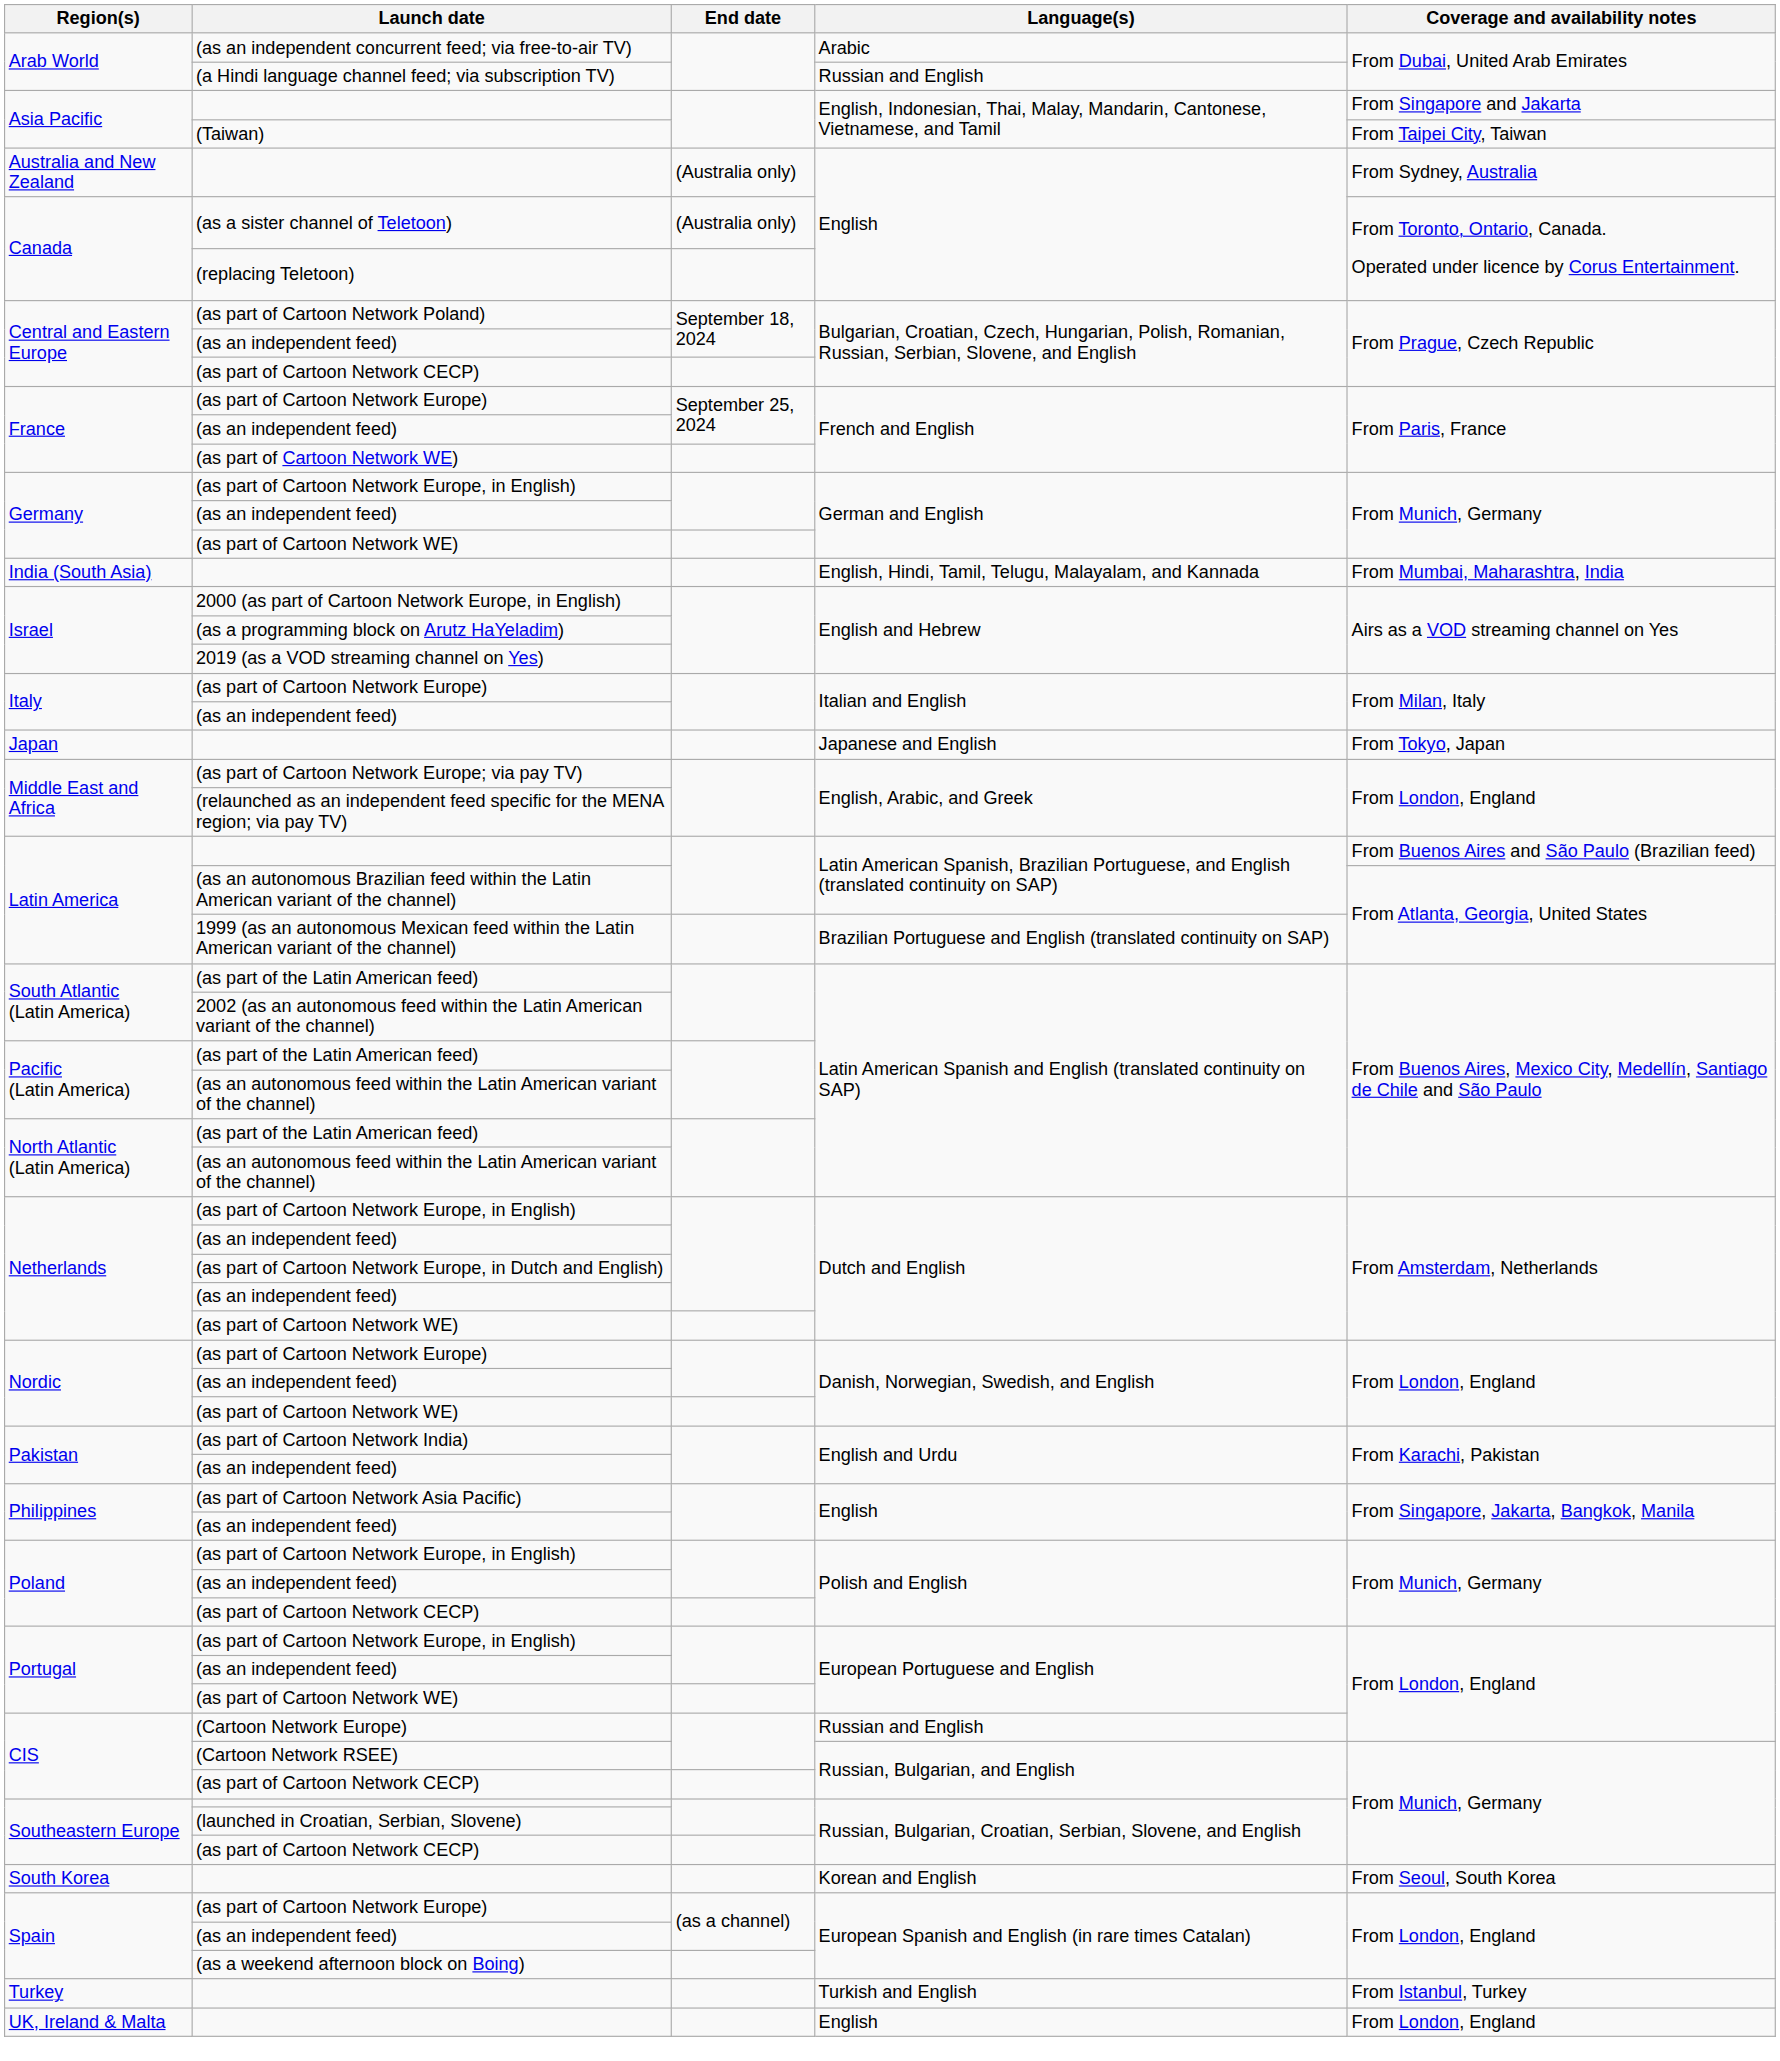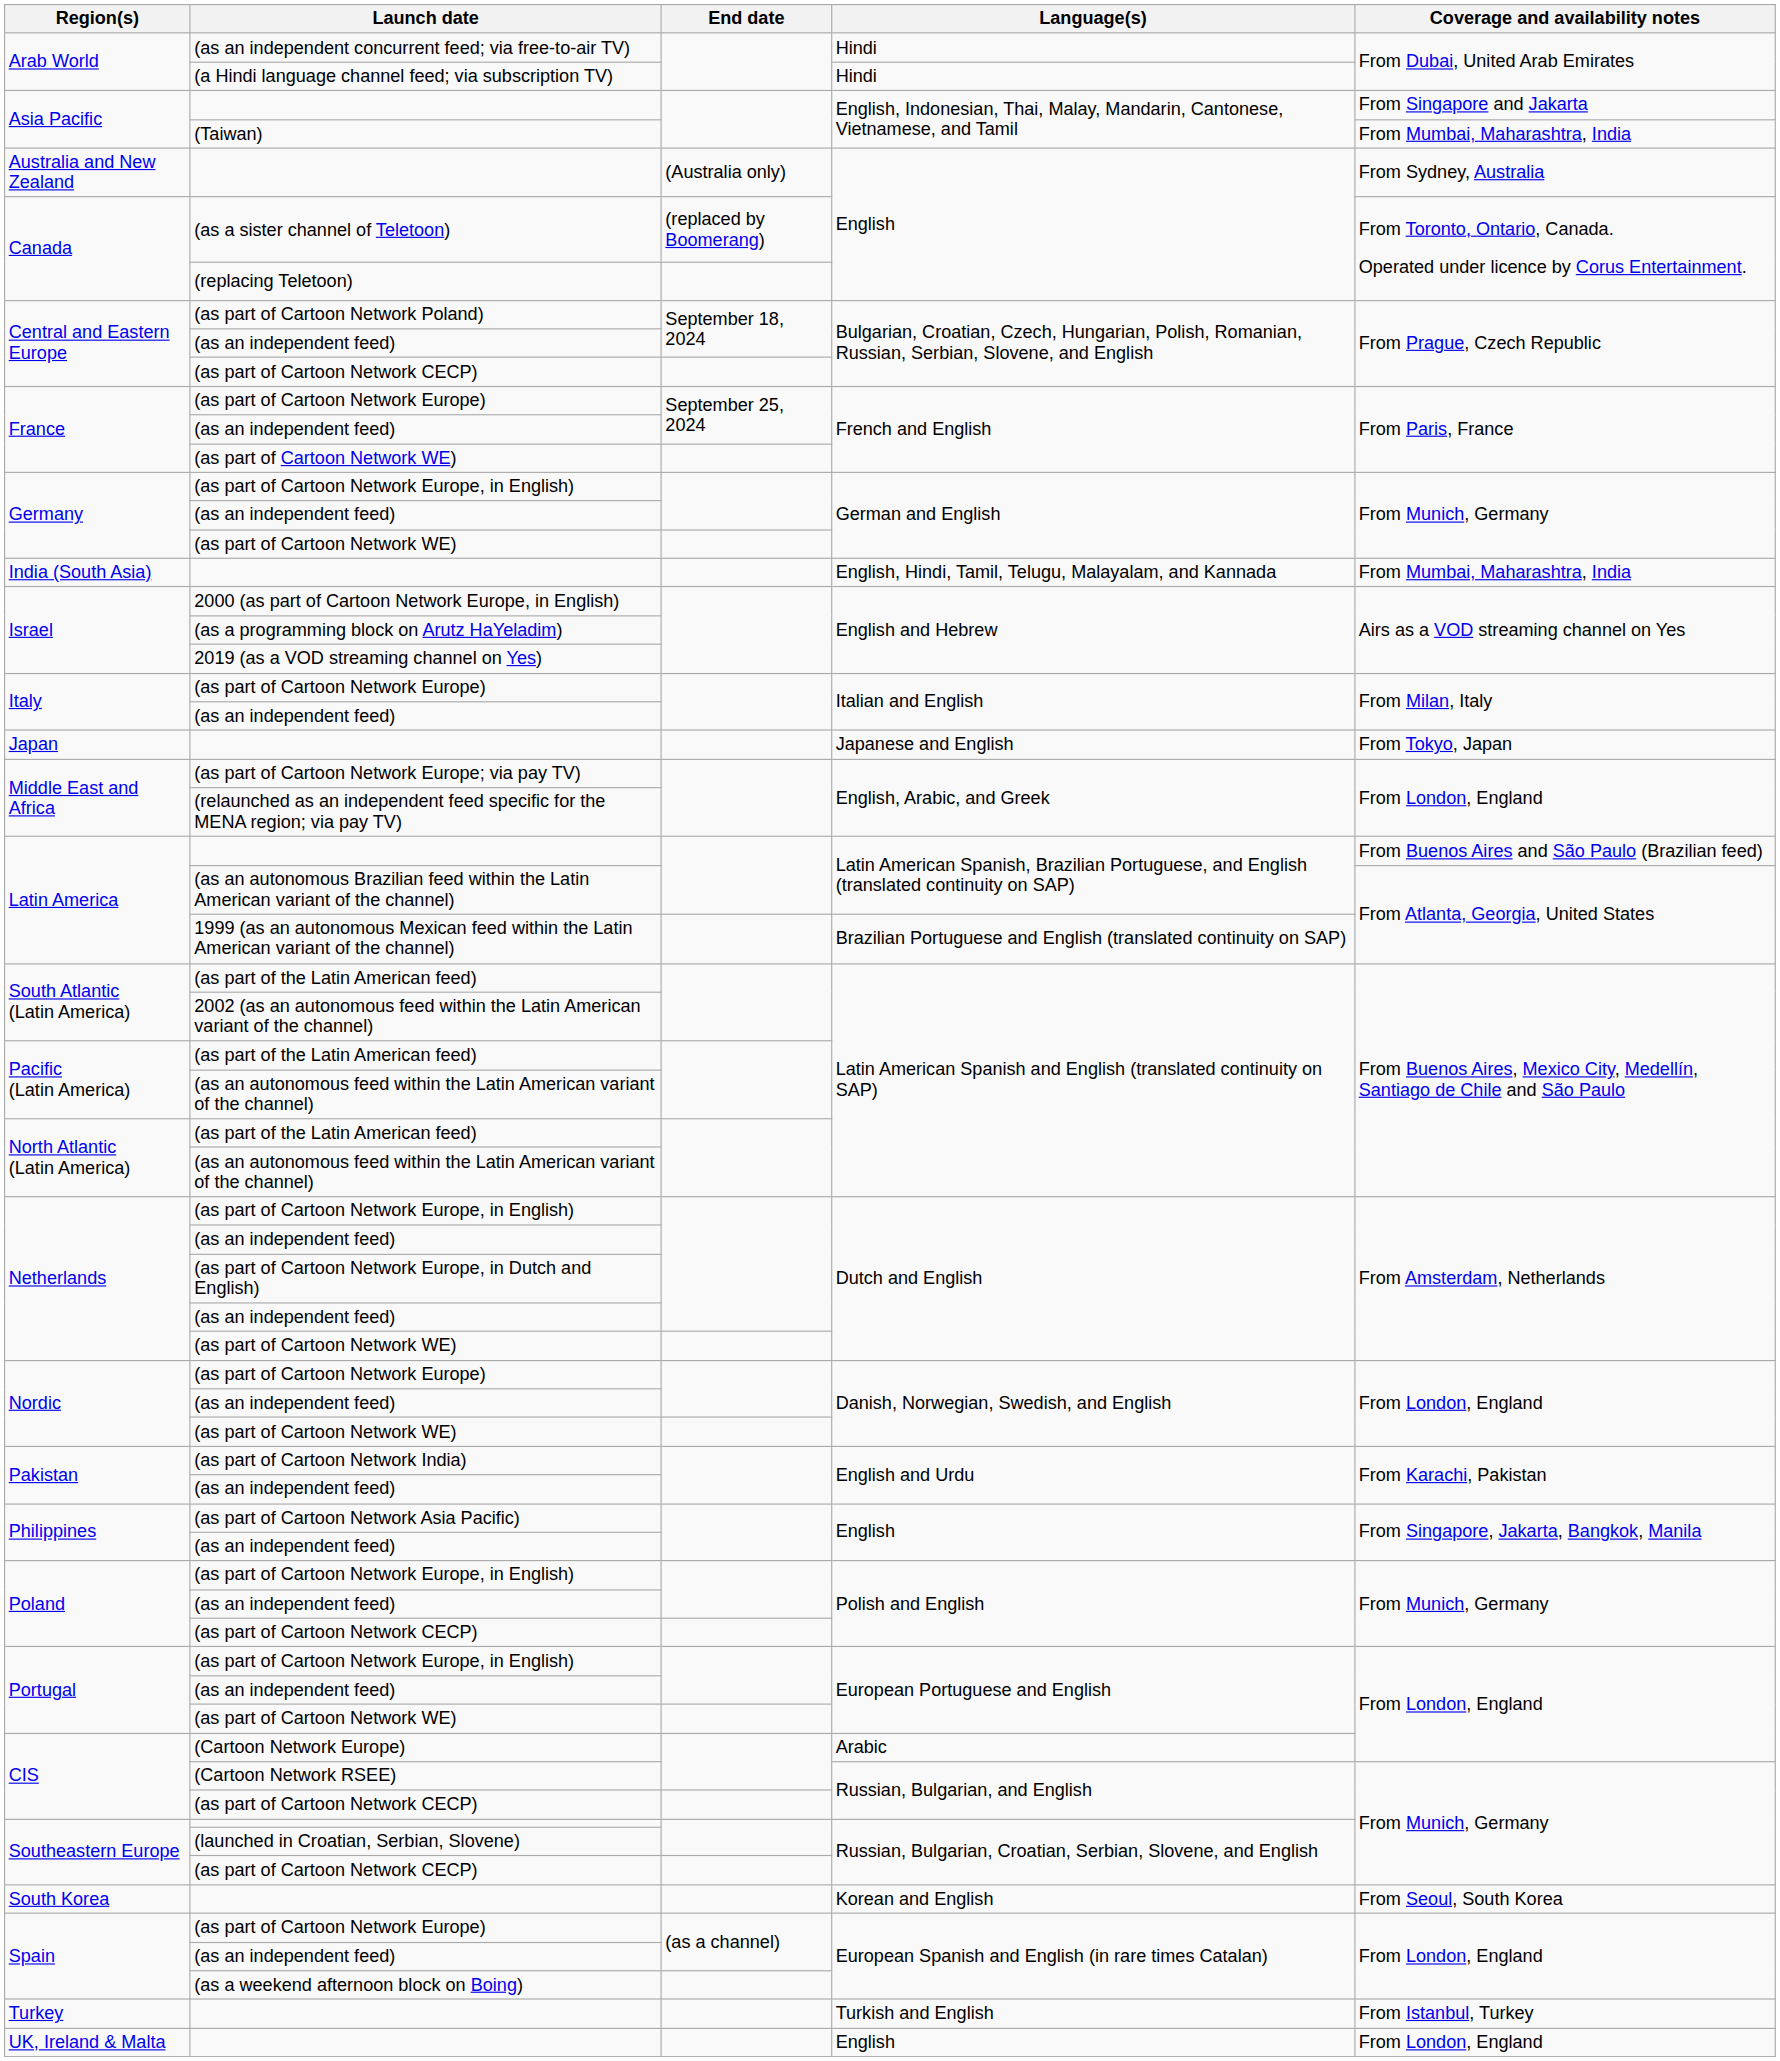(844, 47) Arabic -> (856, 47) Hindi
(901, 76) Russian and English -> (856, 76) Hindi
(1449, 133) From Taipei City, Taiwan -> (1495, 133) From Mumbai, Maharashtra, India
(736, 222) (Australia only) -> (715, 229) (replaced by Boomerang)
(901, 1726) Russian and English -> (861, 1747) Arabic
